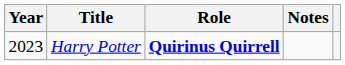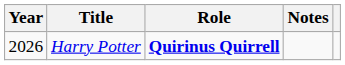(26, 45) 2023 -> (26, 45) 2026
